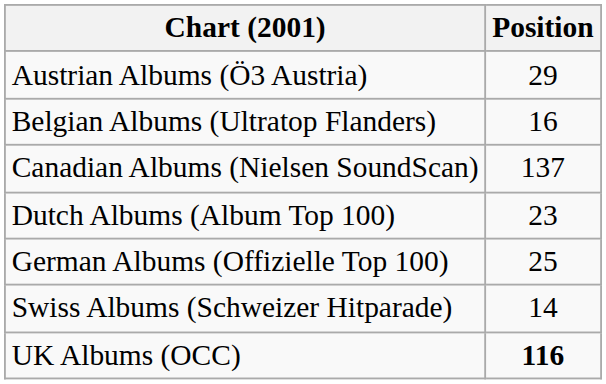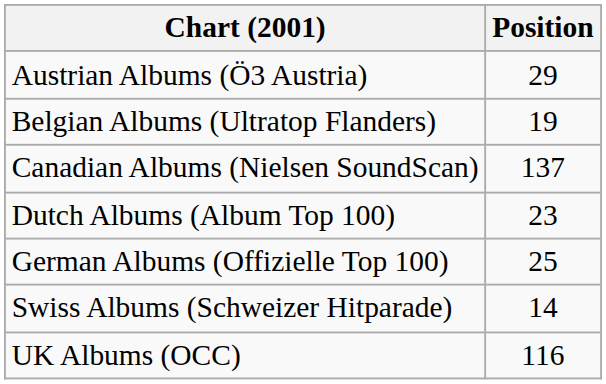(543, 121) 16 -> (543, 121) 19
(543, 354) bold -> (543, 354) normal
